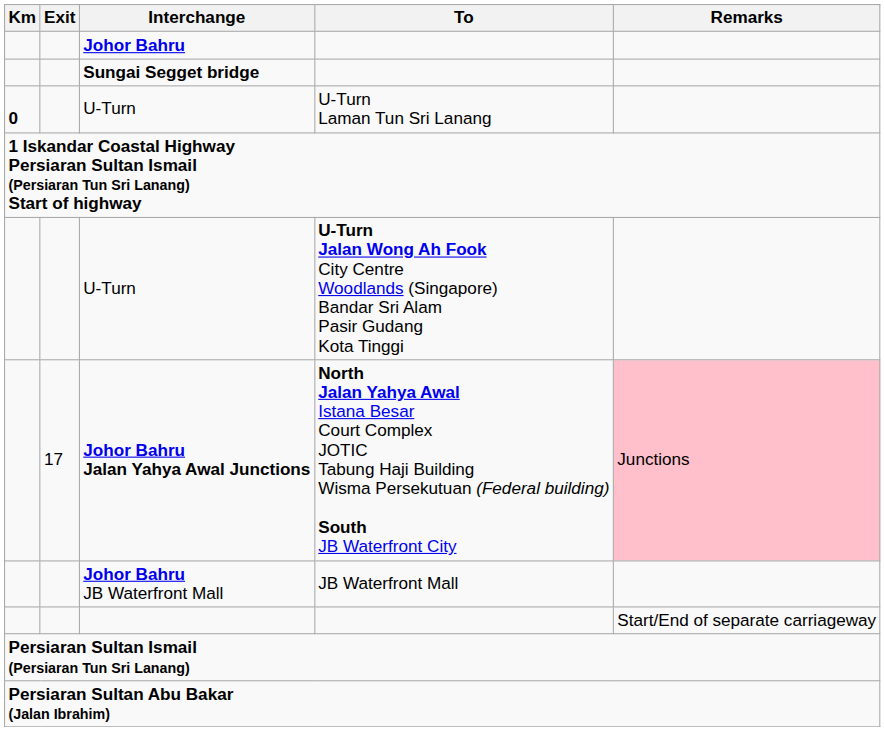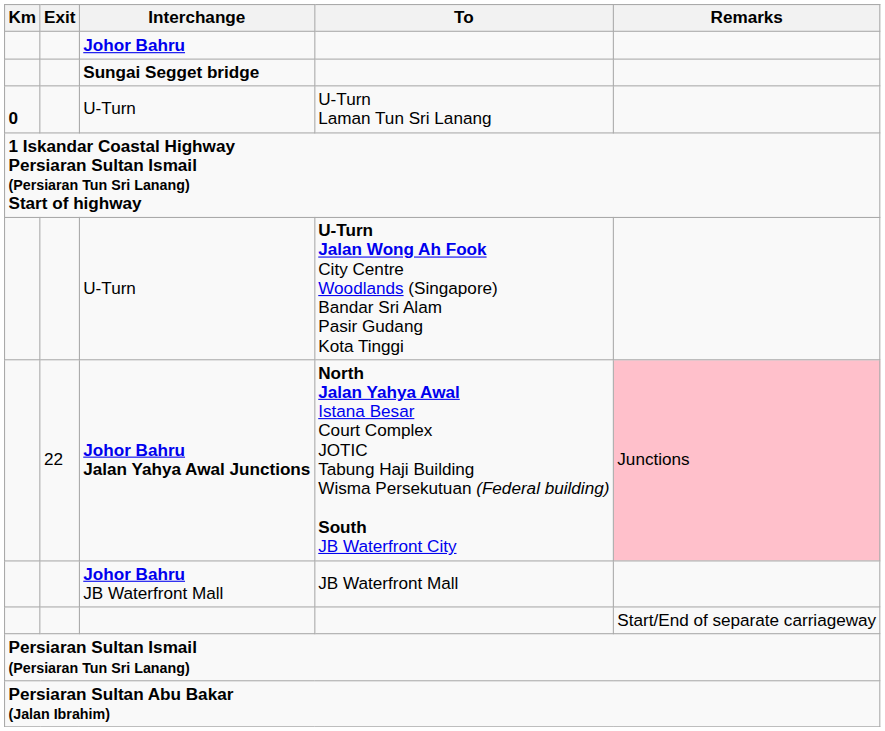(53, 460) 17 -> (53, 460) 22
